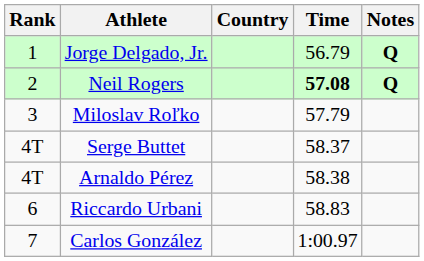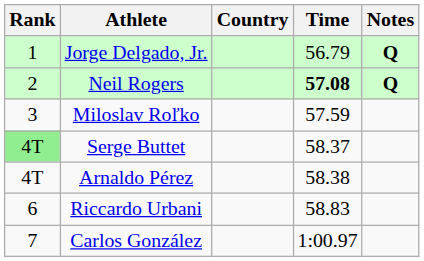(328, 114) 57.79 -> (328, 114) 57.59
(32, 146) no background -> (32, 146) lightgreen background
